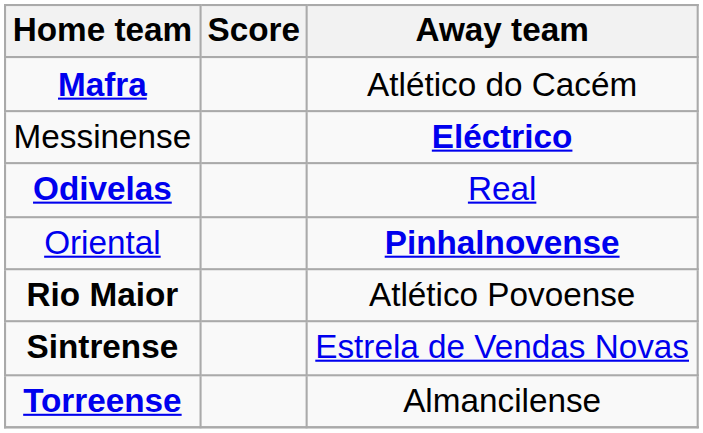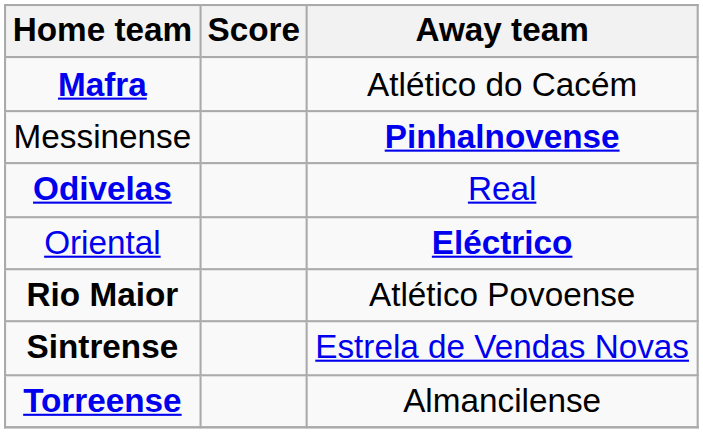(502, 136) Eléctrico -> (502, 136) Pinhalnovense
(502, 242) Pinhalnovense -> (502, 242) Eléctrico
